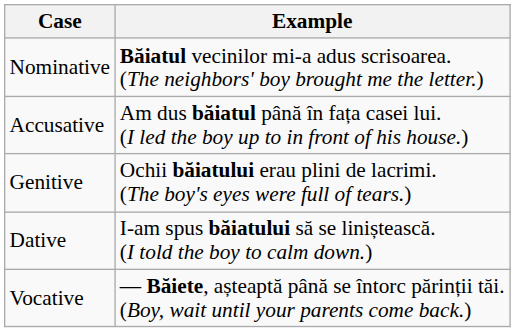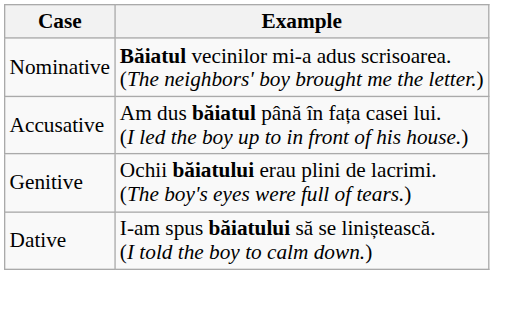- row: (47, 297)
